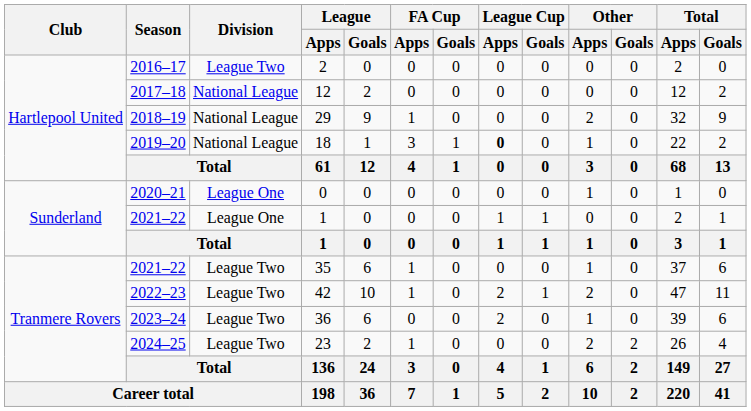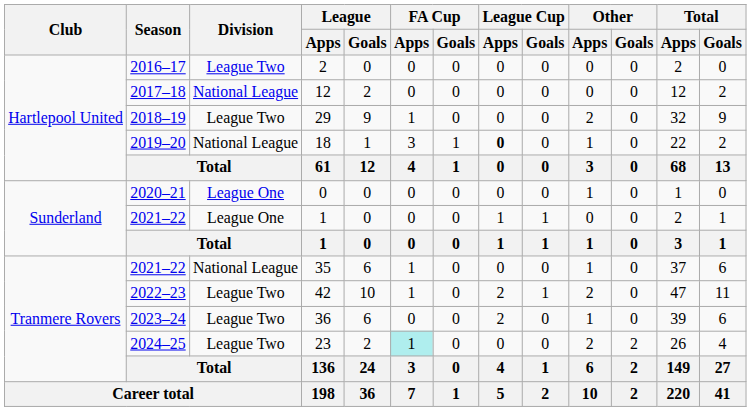(246, 117) National League -> (246, 117) League Two
(246, 268) League Two -> (246, 268) National League
(412, 343) no background -> (412, 343) paleturquoise background
